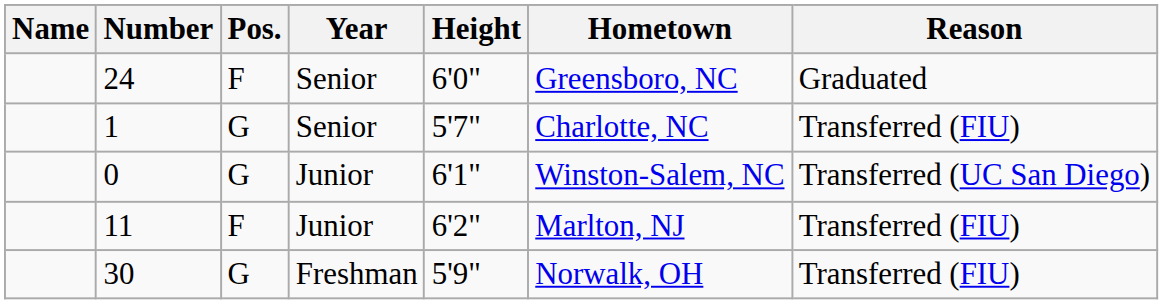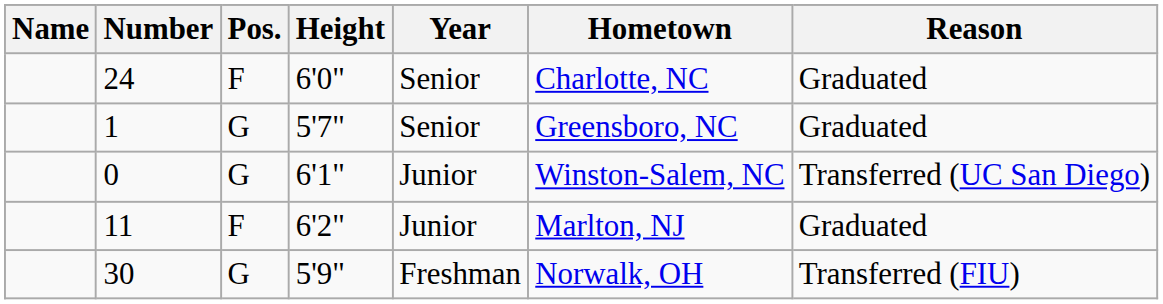columns swapped: (476, 28) <-> (357, 28)
(636, 77) Greensboro, NC -> (622, 77) Charlotte, NC
(622, 126) Charlotte, NC -> (636, 126) Greensboro, NC
(909, 126) Transferred (FIU) -> (863, 126) Graduated
(909, 224) Transferred (FIU) -> (863, 224) Graduated
